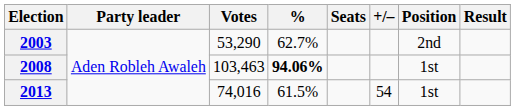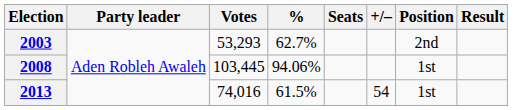(239, 42) 53,290 -> (239, 42) 53,293
(239, 67) 103,463 -> (239, 67) 103,445
(298, 67) bold -> (296, 67) normal
